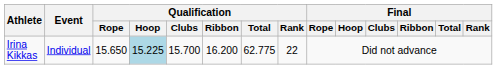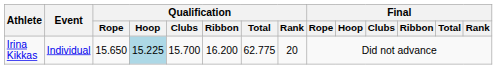(292, 51) 22 -> (292, 51) 20
